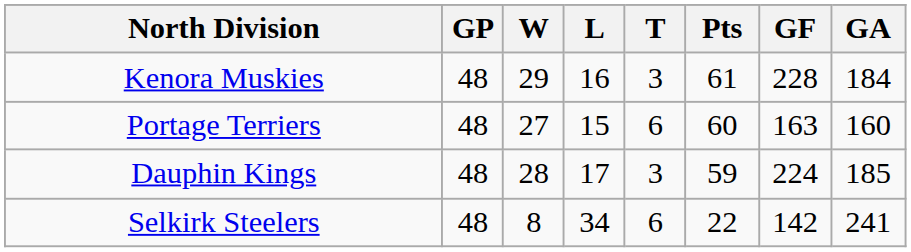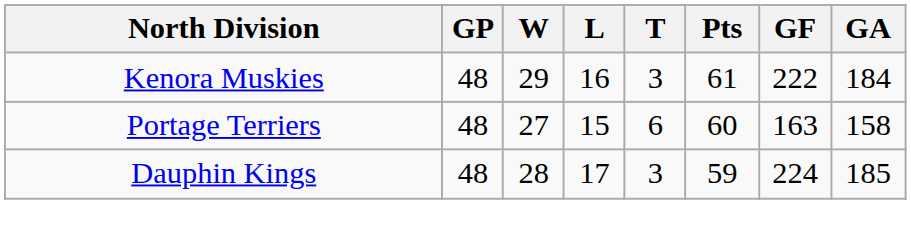(795, 76) 228 -> (795, 76) 222
(868, 125) 160 -> (868, 125) 158
- row: (224, 221)
